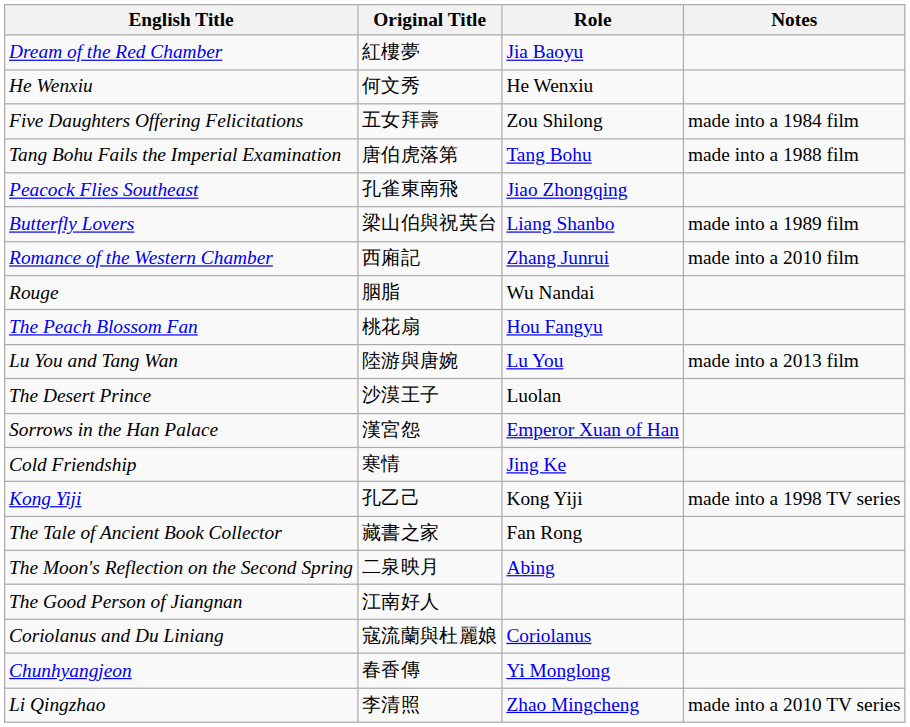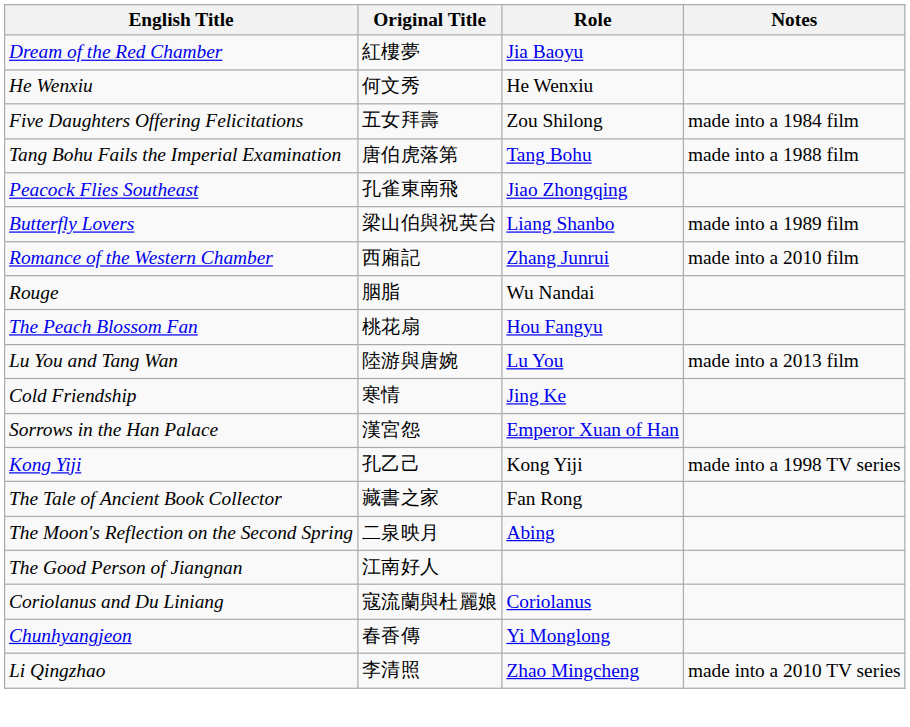- row: (80, 395)
rows swapped: (114, 430) <-> (73, 464)
